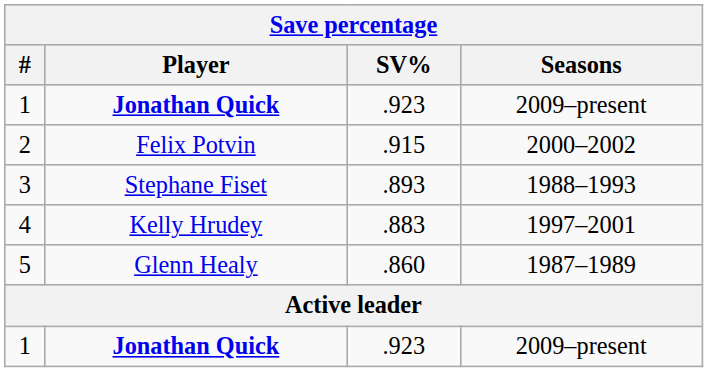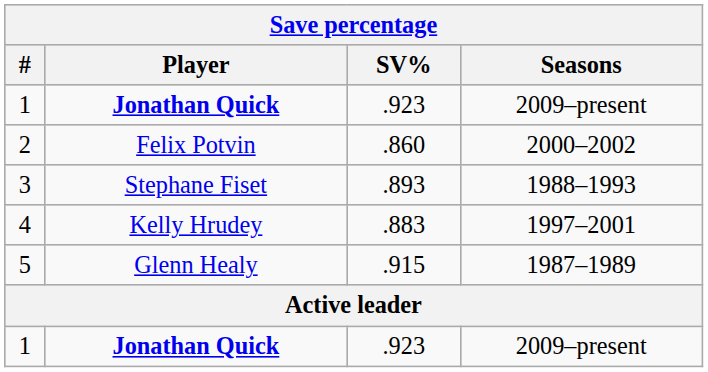(404, 145) .915 -> (404, 145) .860
(404, 265) .860 -> (404, 265) .915
